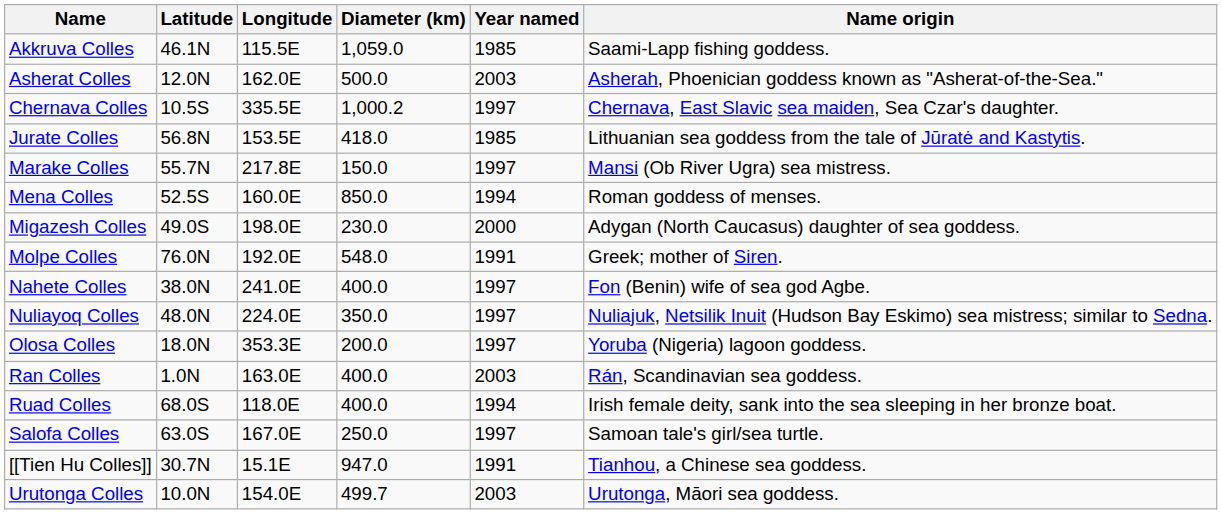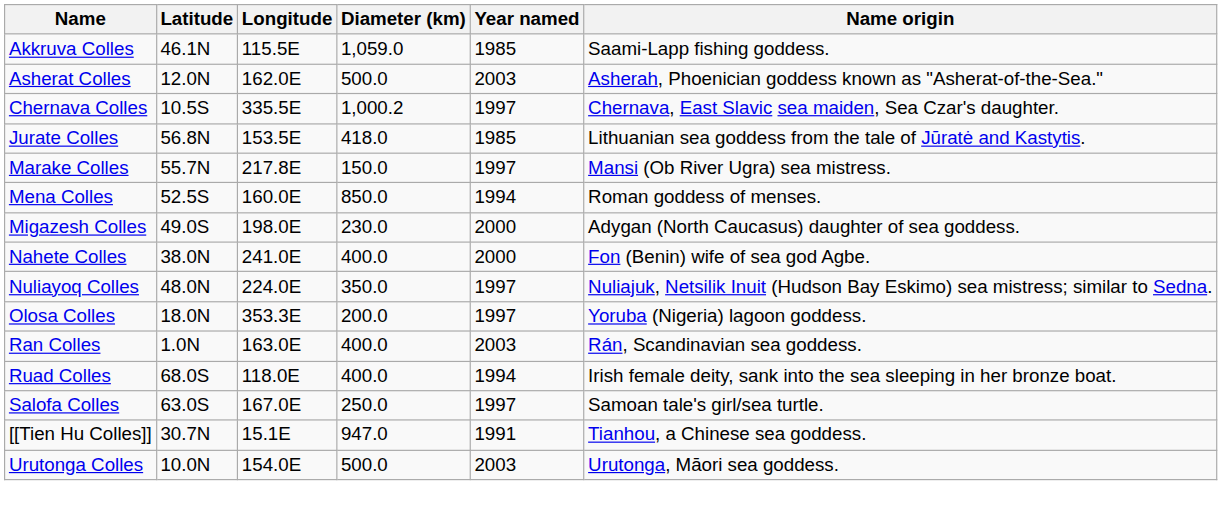- row: (63, 256)
(495, 286) 1997 -> (495, 256) 2000
(364, 494) 499.7 -> (364, 464) 500.0
